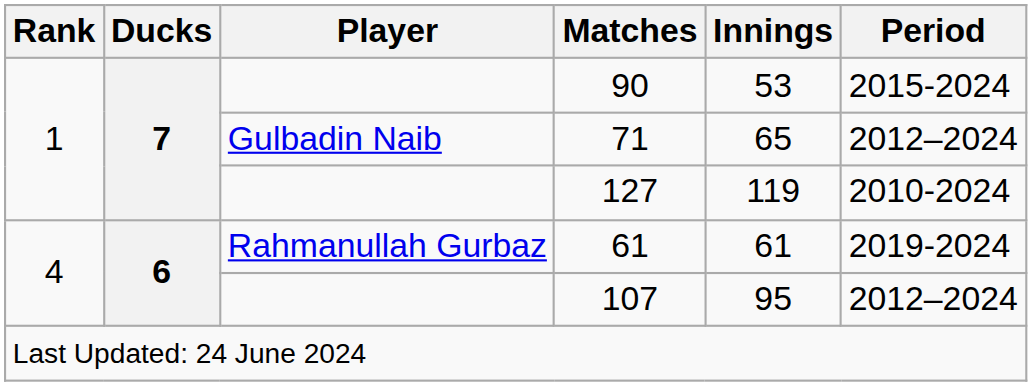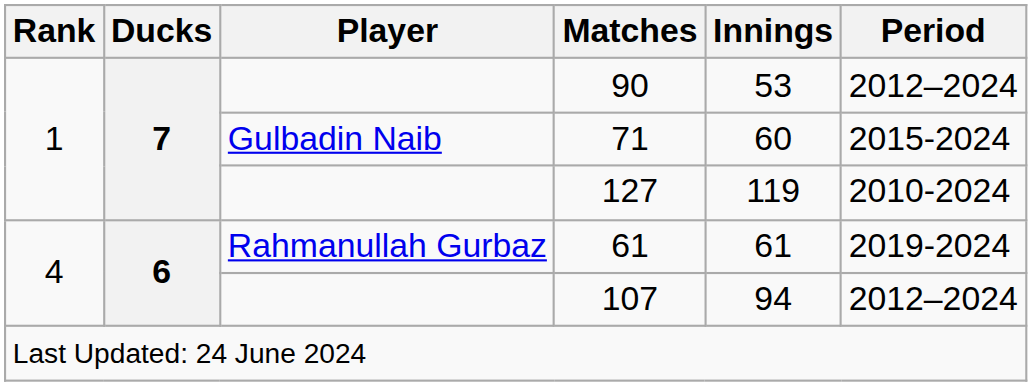(929, 84) 2015-2024 -> (933, 84) 2012–2024
(773, 138) 65 -> (773, 138) 60
(933, 138) 2012–2024 -> (929, 138) 2015-2024
(773, 298) 95 -> (773, 298) 94
